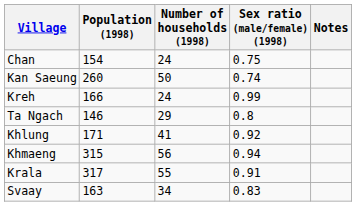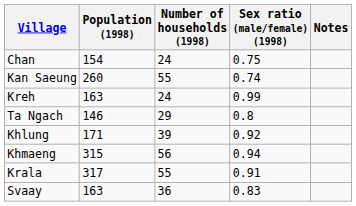(165, 78) 50 -> (165, 78) 55
(93, 97) 166 -> (93, 97) 163
(165, 135) 41 -> (165, 135) 39
(165, 191) 34 -> (165, 191) 36
